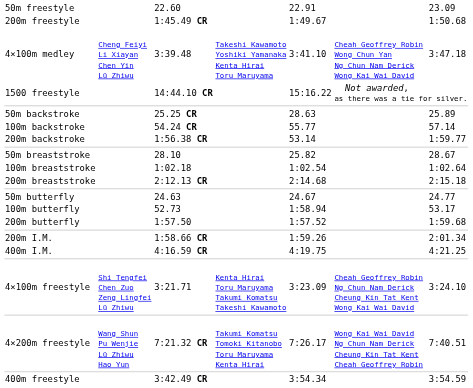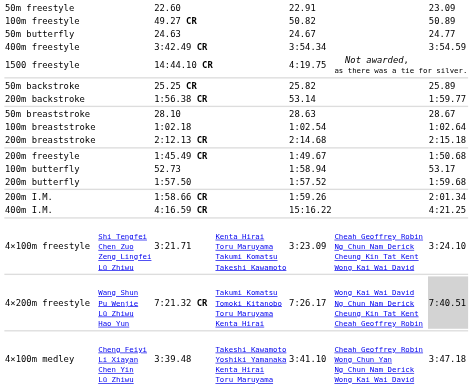+ row: (42, 21)
rows swapped: (42, 21) <-> (40, 197)
rows swapped: (42, 379) <-> (40, 54)
(310, 93) 15:16.22 -> (308, 65) 4:19.75
(302, 114) 28.63 -> (302, 86) 25.82
- row: (45, 126)
(302, 155) 25.82 -> (302, 114) 28.63
(308, 251) 4:19.75 -> (310, 210) 15:16.22
(447, 343) no background -> (447, 303) lightgrey background
